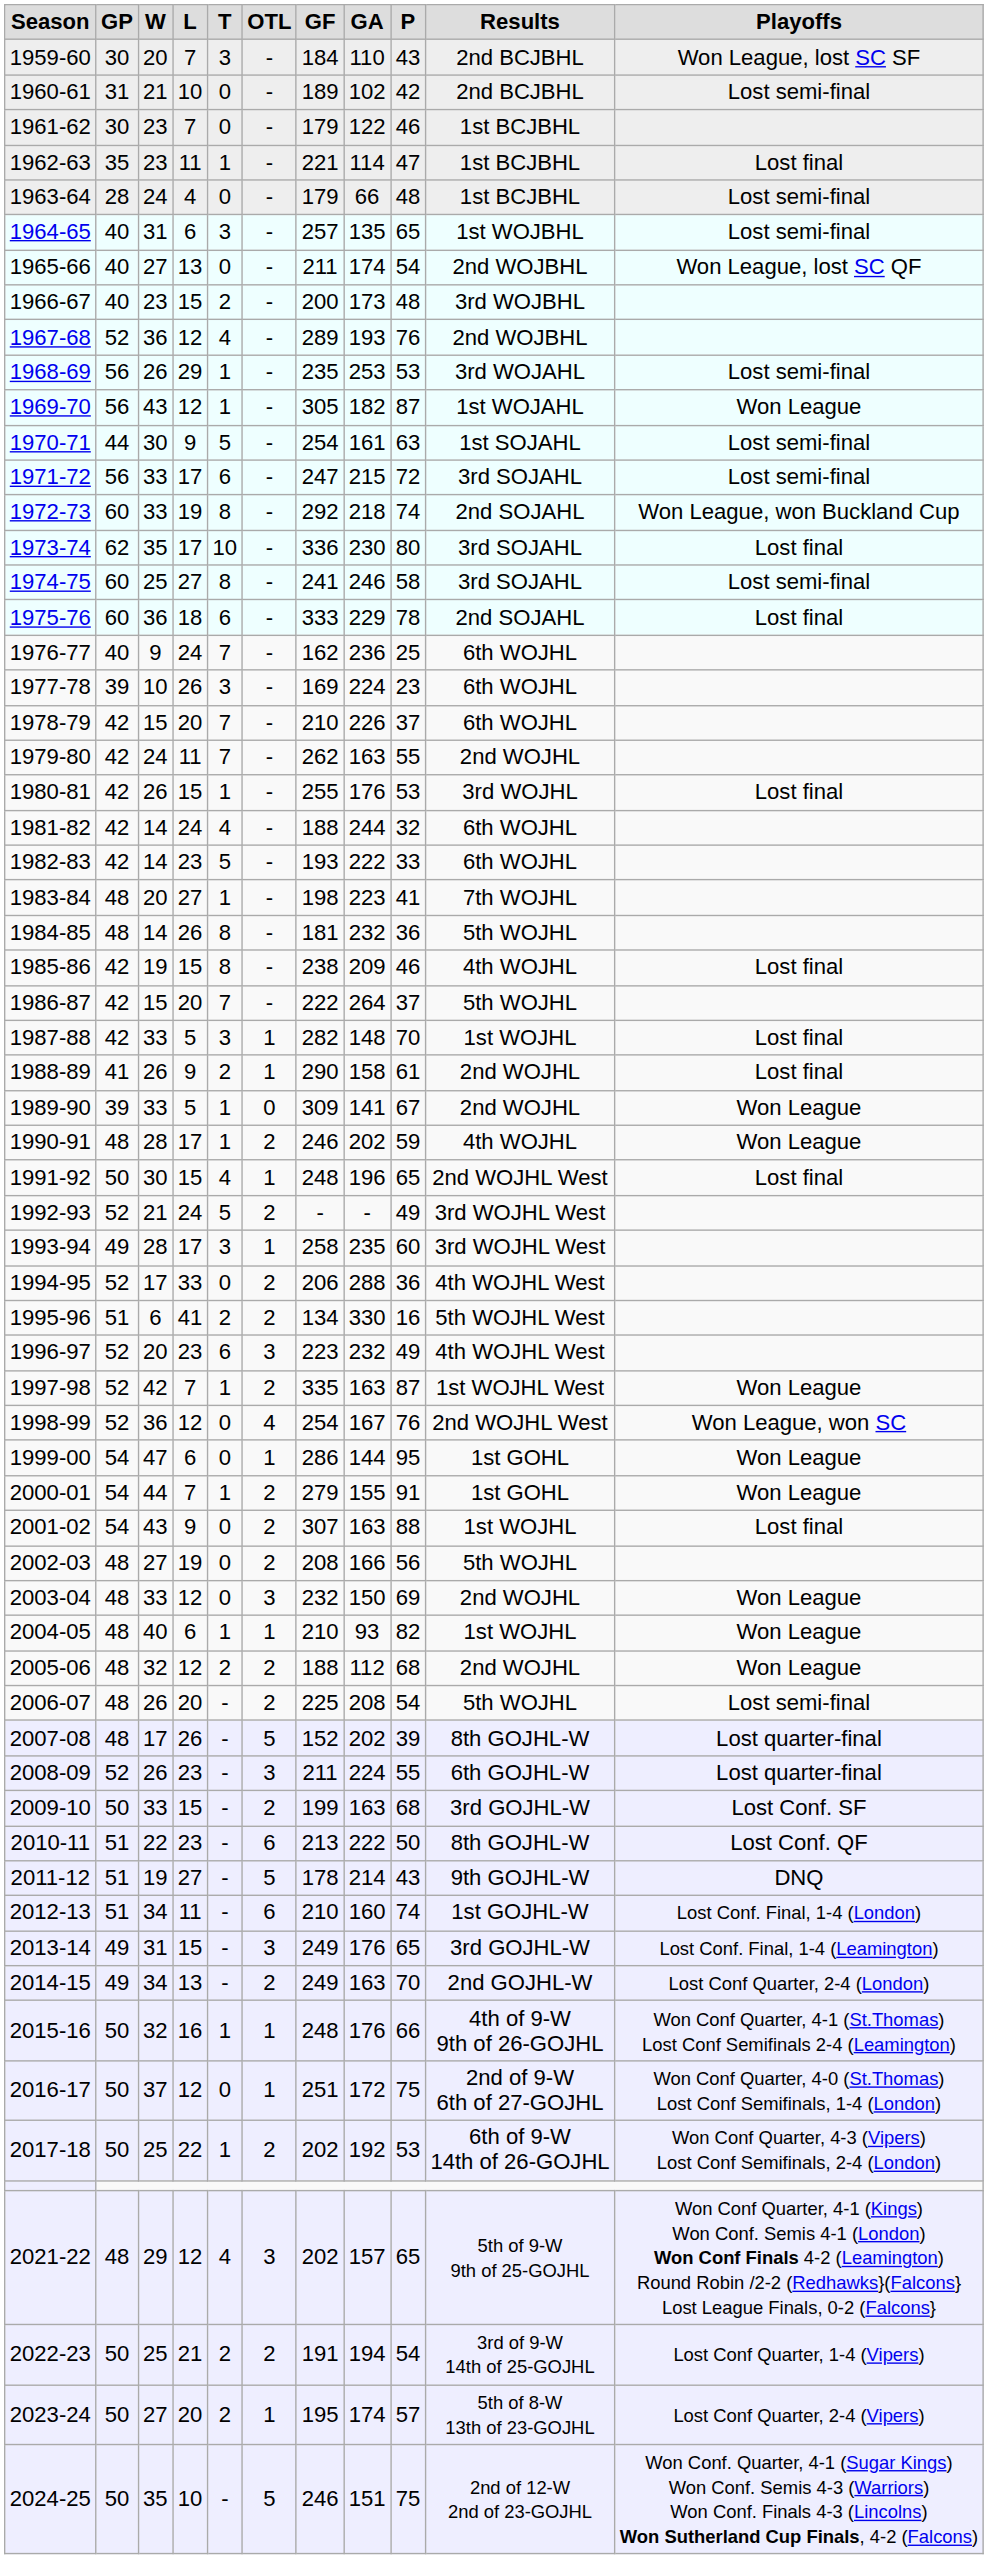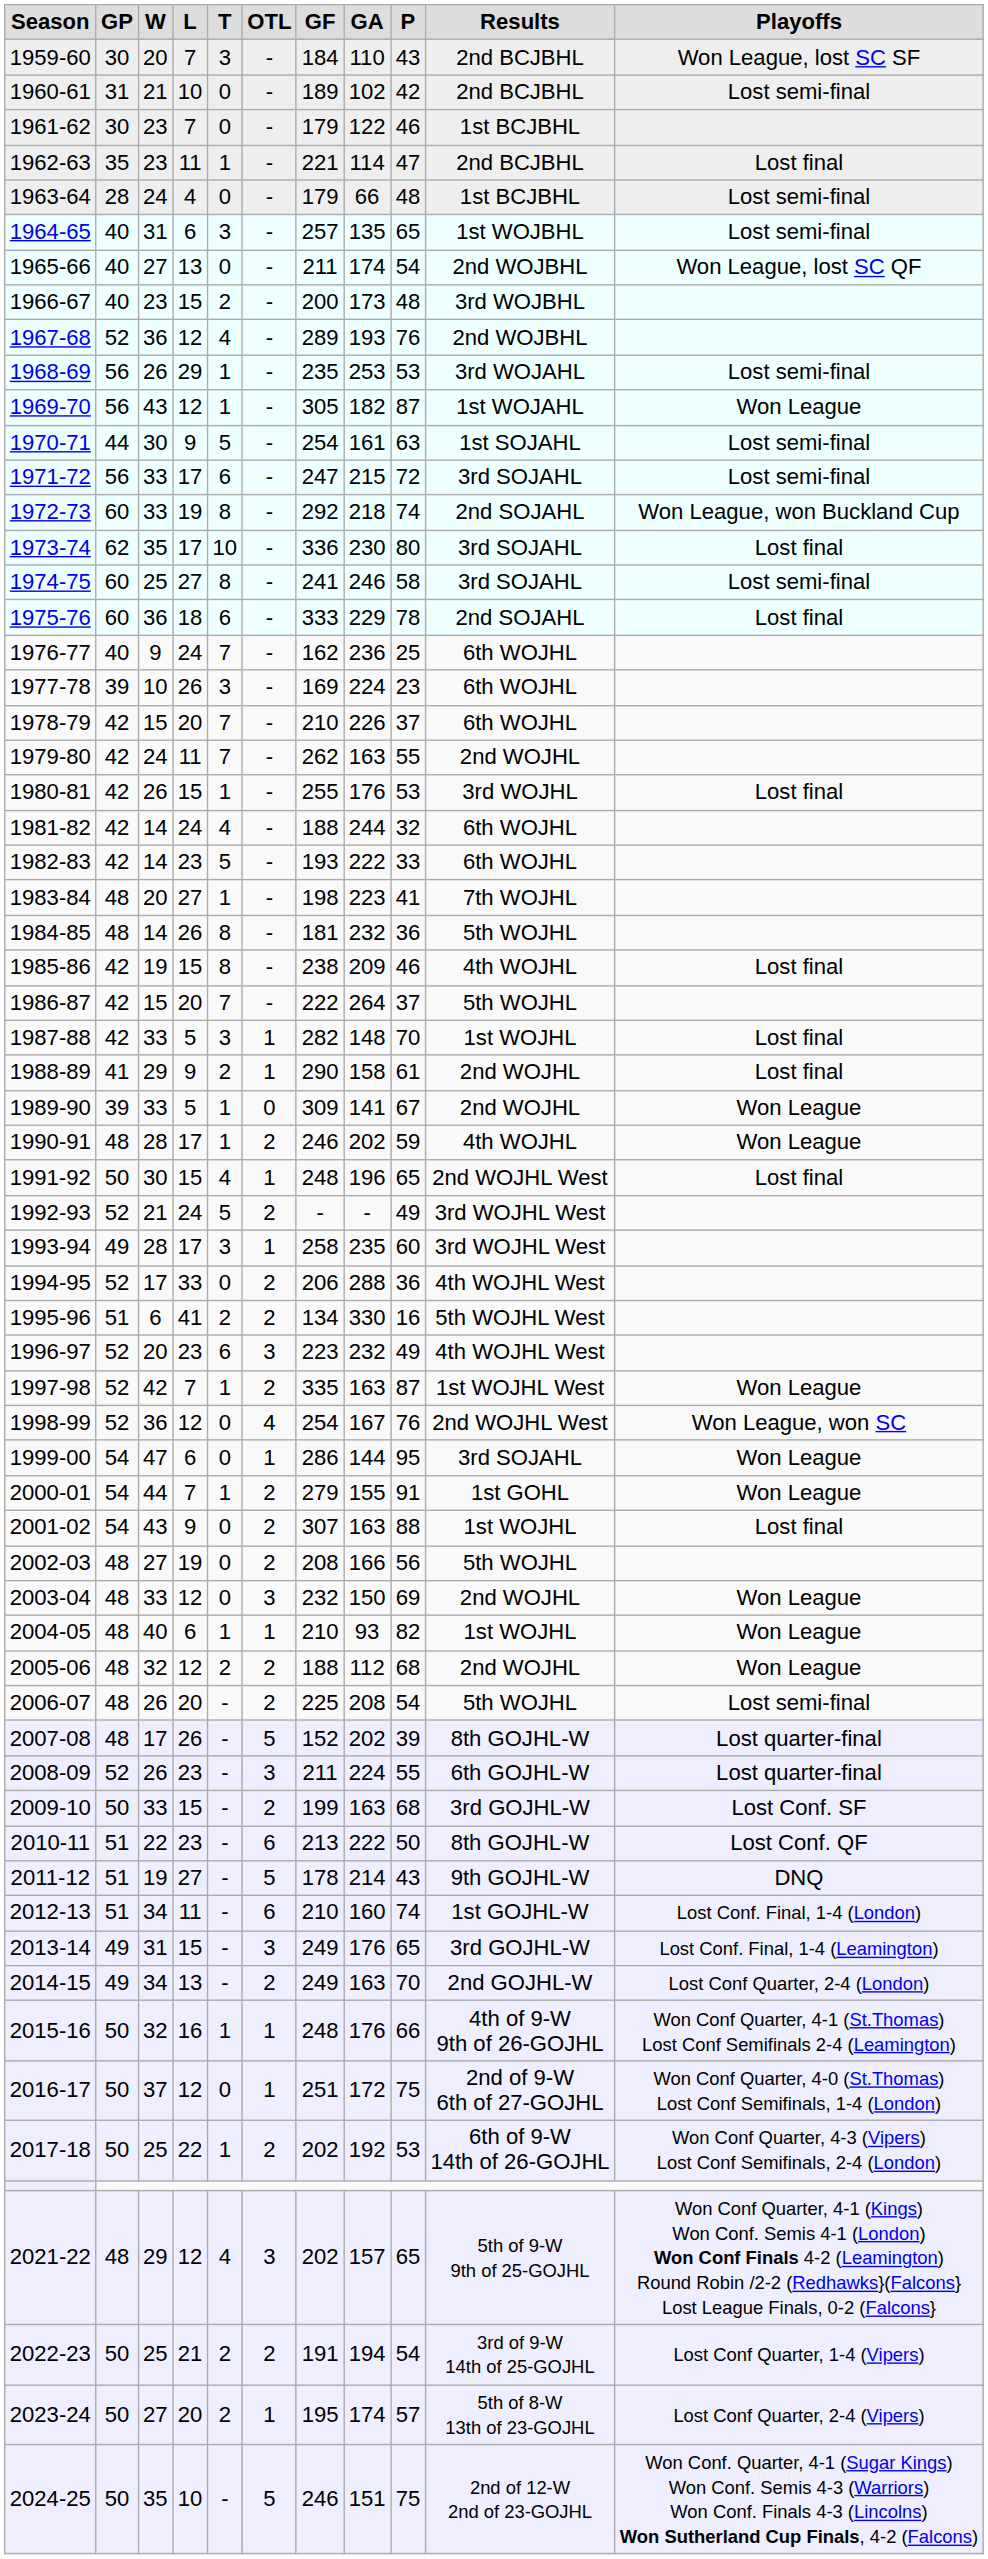(520, 162) 1st BCJBHL -> (520, 162) 2nd BCJBHL
(155, 1072) 26 -> (155, 1072) 29
(520, 1457) 1st GOHL -> (520, 1457) 3rd SOJAHL
